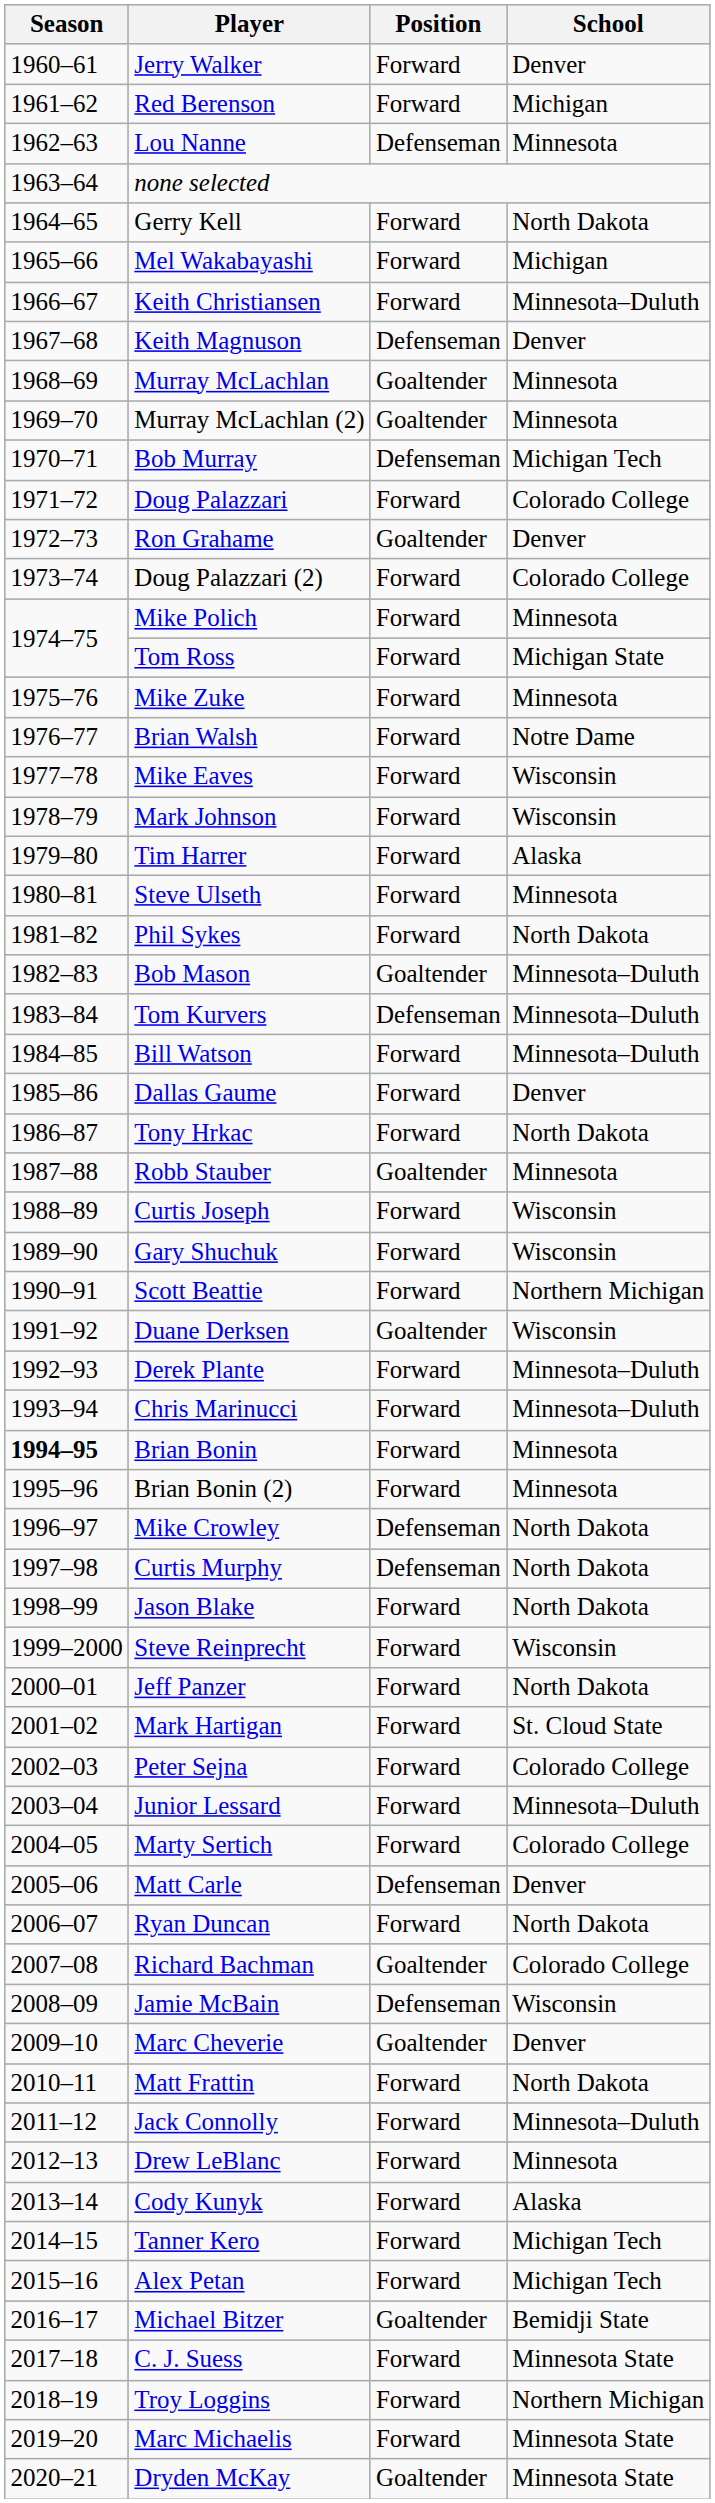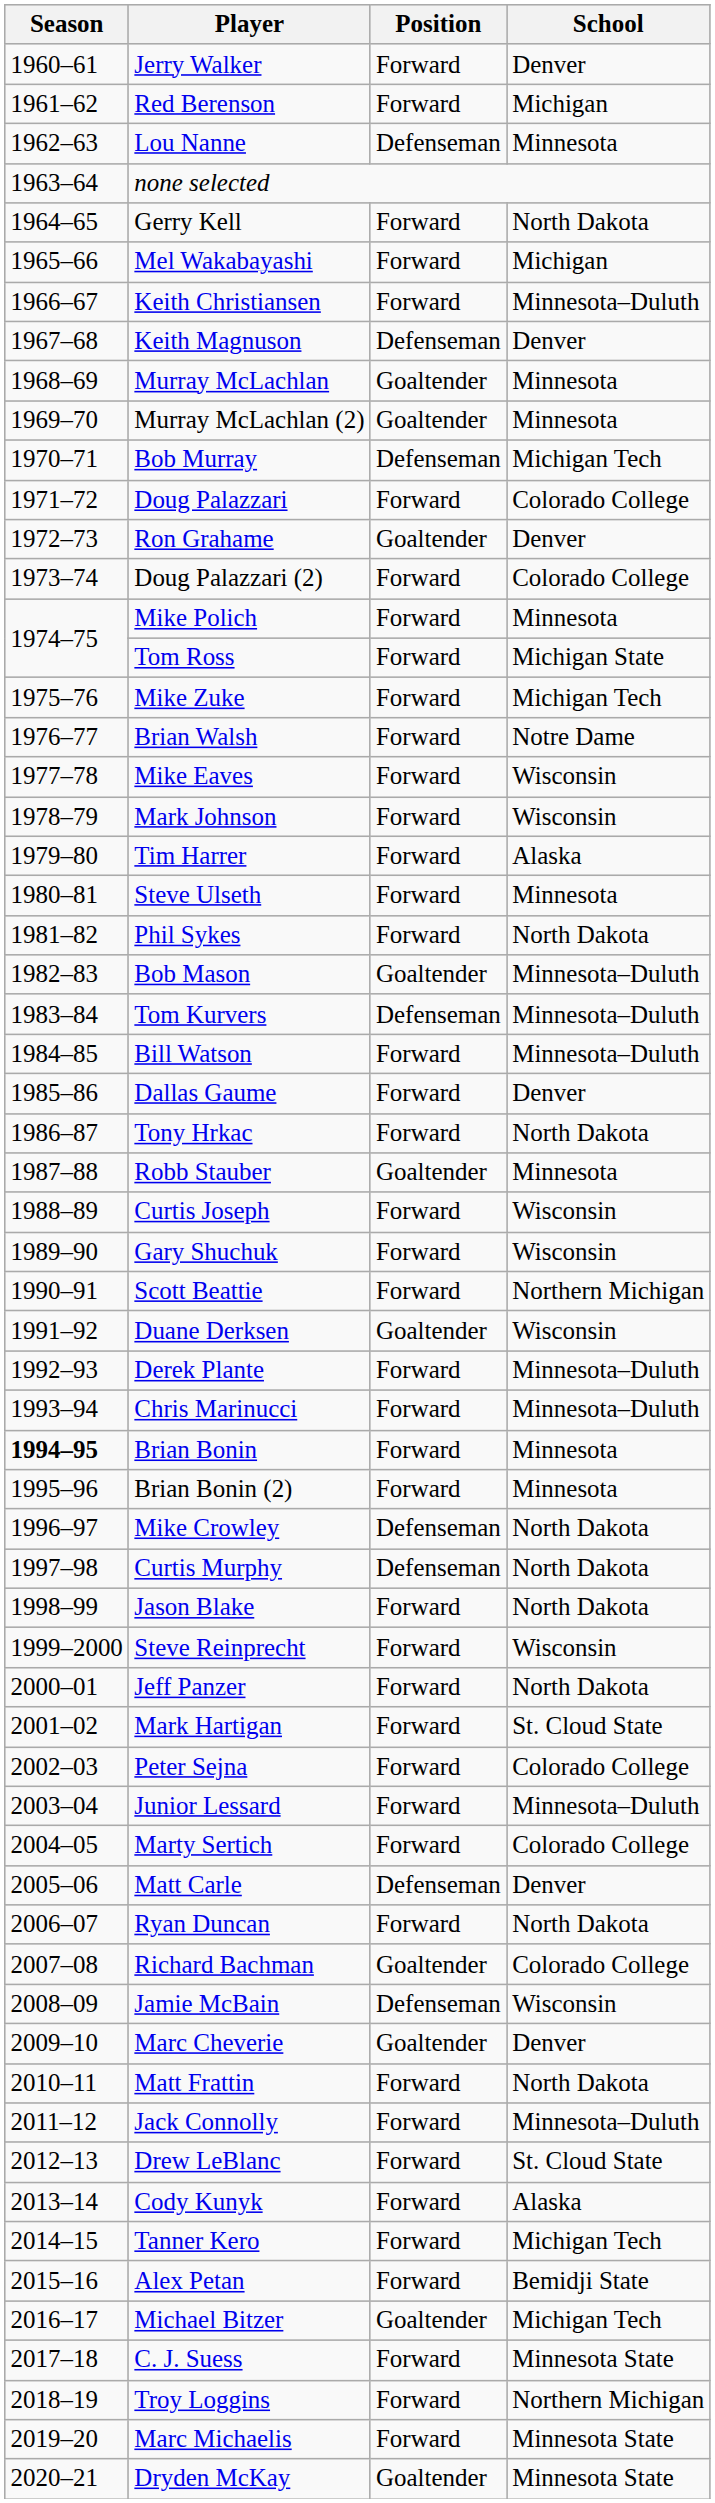(565, 697) Minnesota -> (587, 697) Michigan Tech
(565, 2161) Minnesota -> (587, 2161) St. Cloud State
(587, 2280) Michigan Tech -> (581, 2280) Bemidji State
(581, 2320) Bemidji State -> (587, 2320) Michigan Tech
